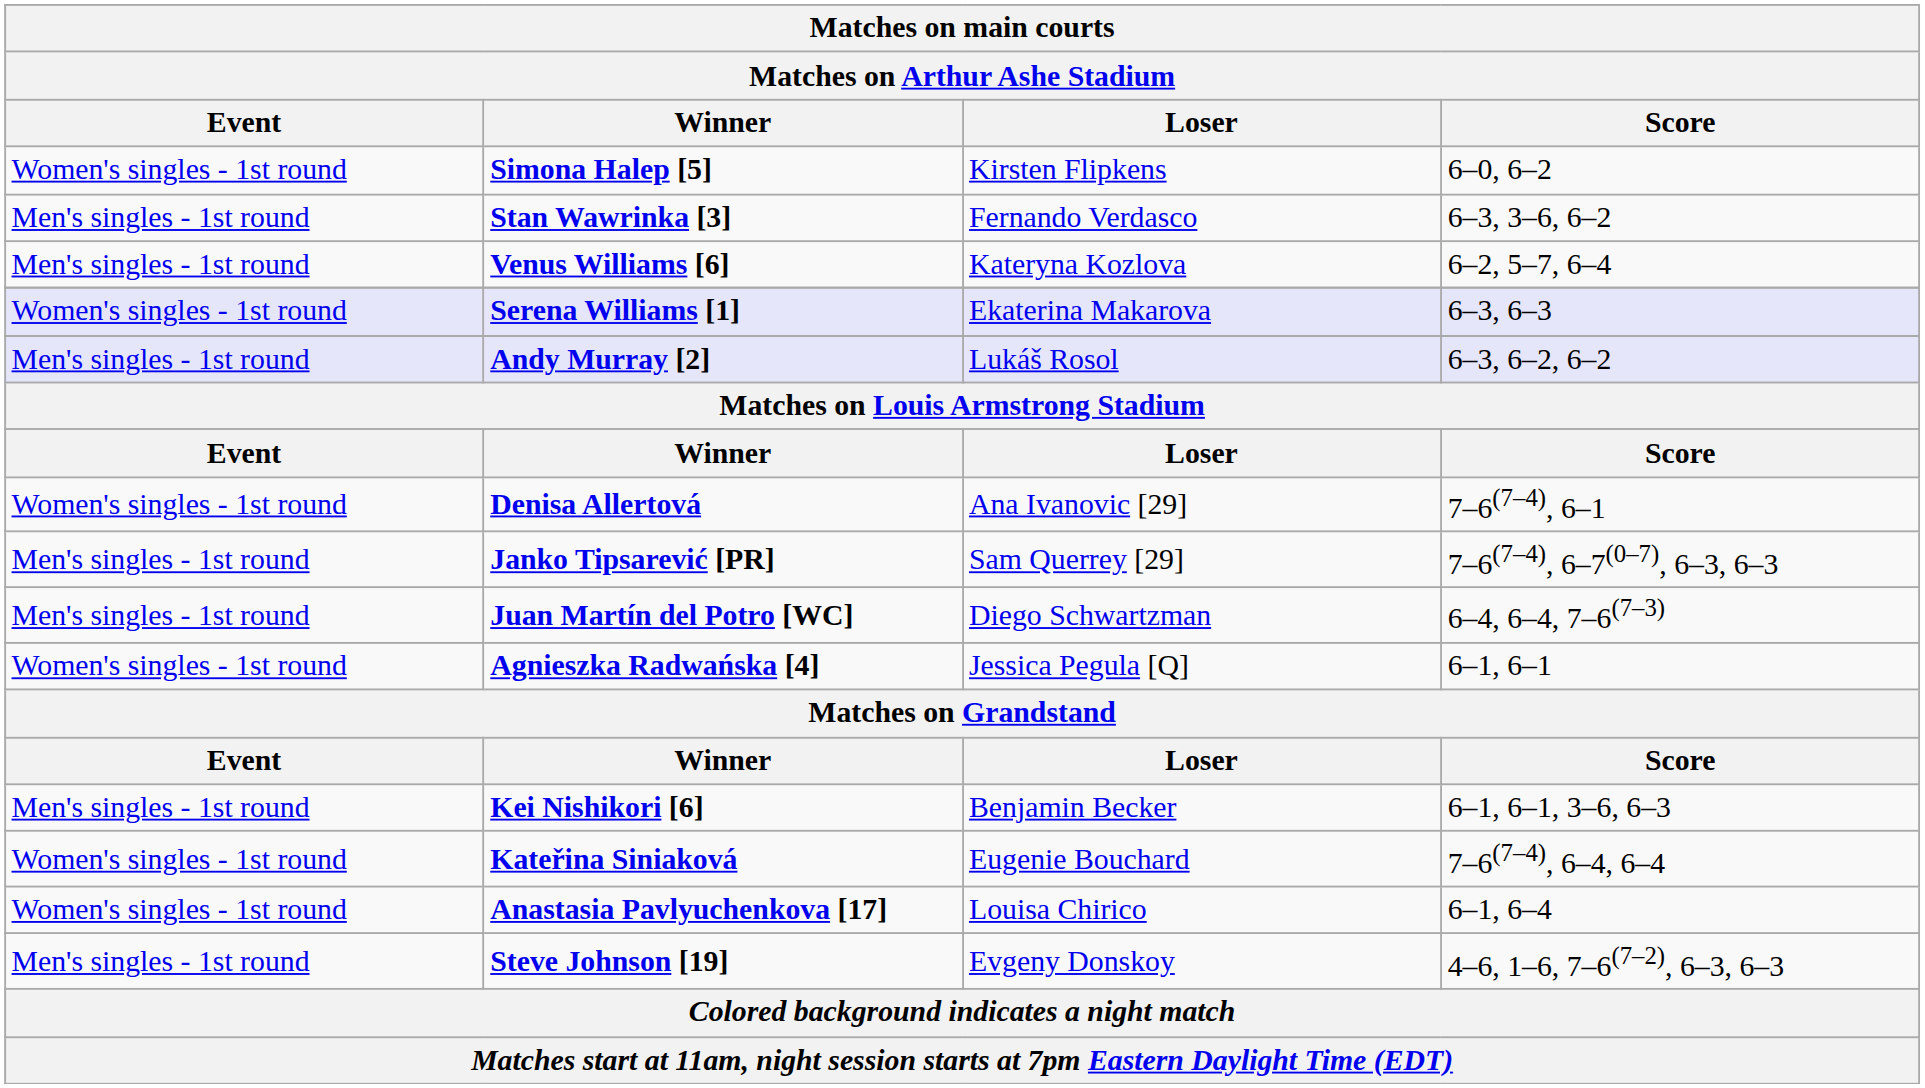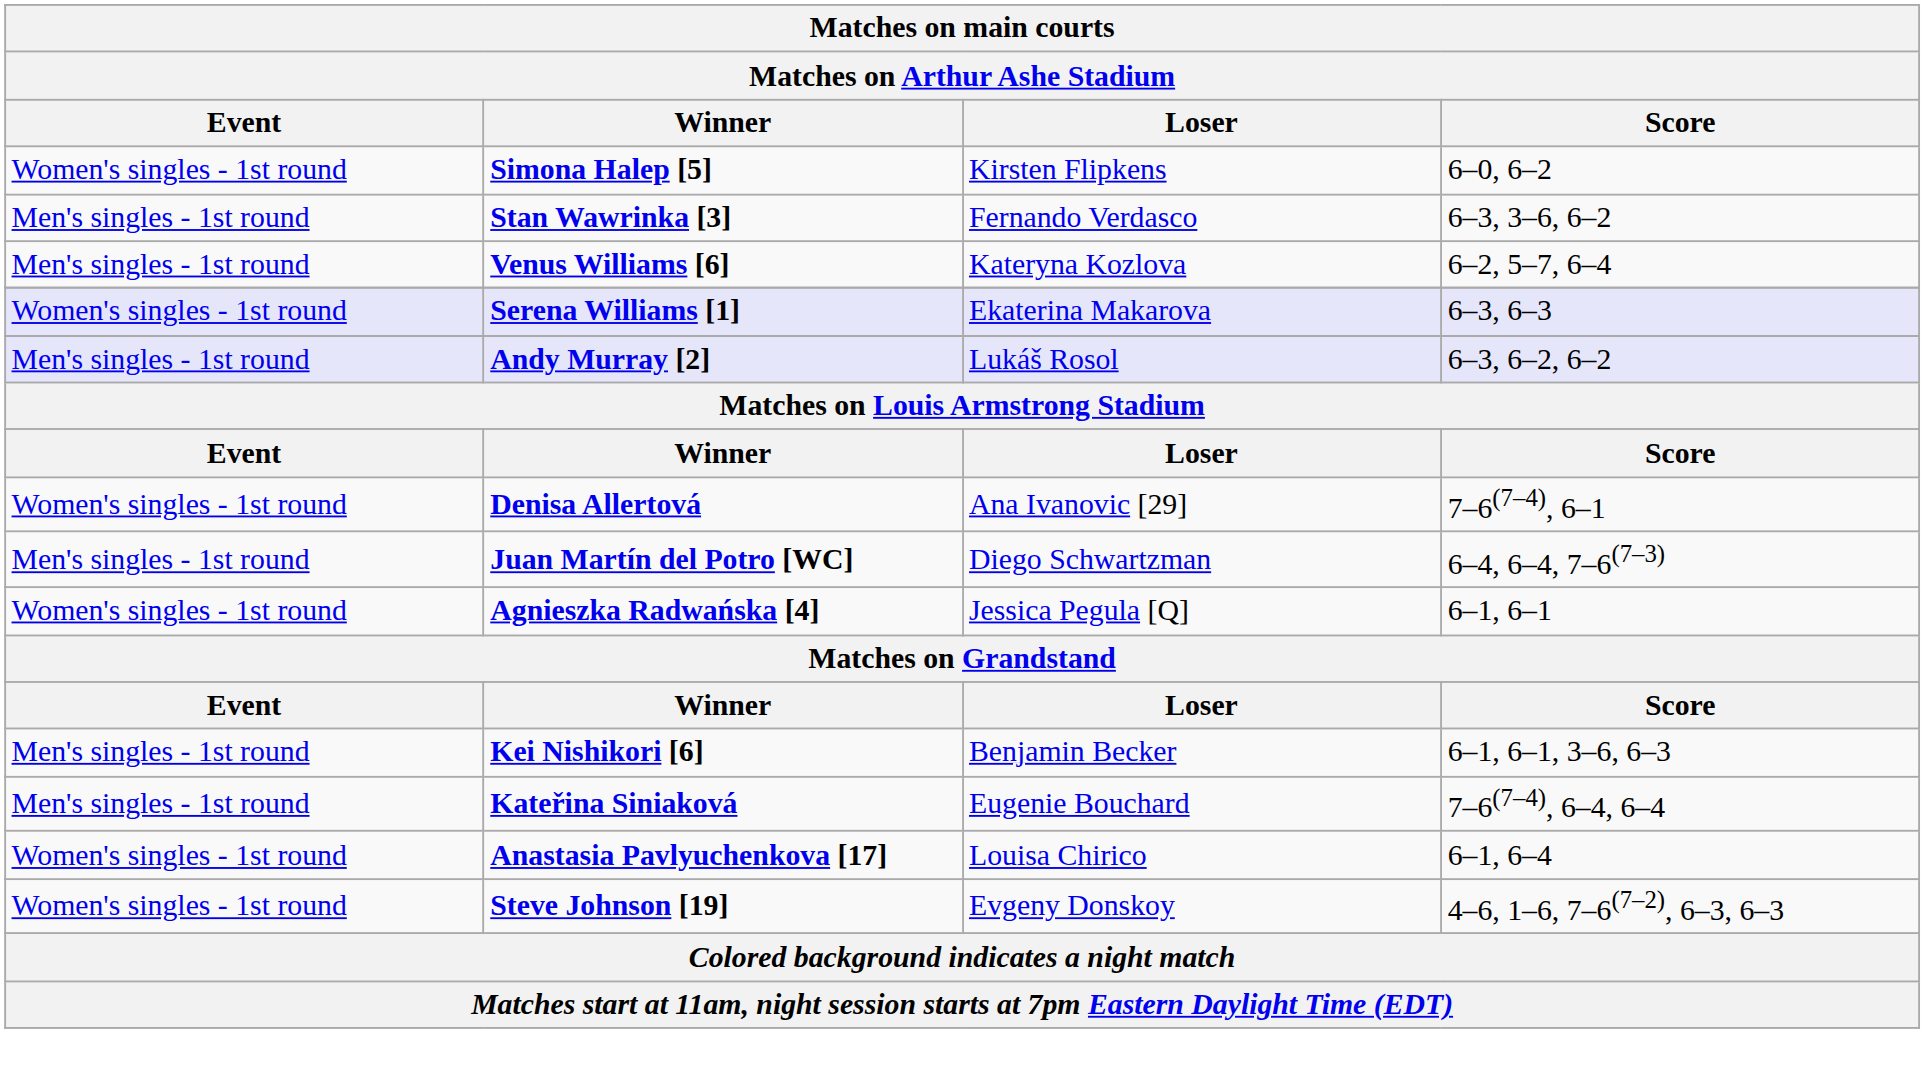- row: (632, 559)
(179, 858) Women's singles - 1st round -> (161, 803) Men's singles - 1st round
(161, 961) Men's singles - 1st round -> (179, 905) Women's singles - 1st round
